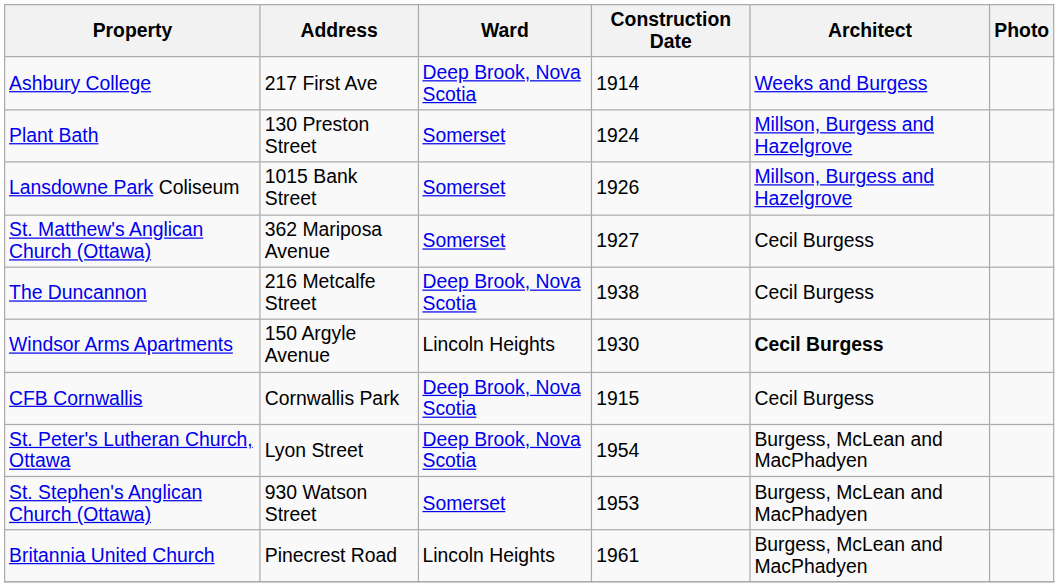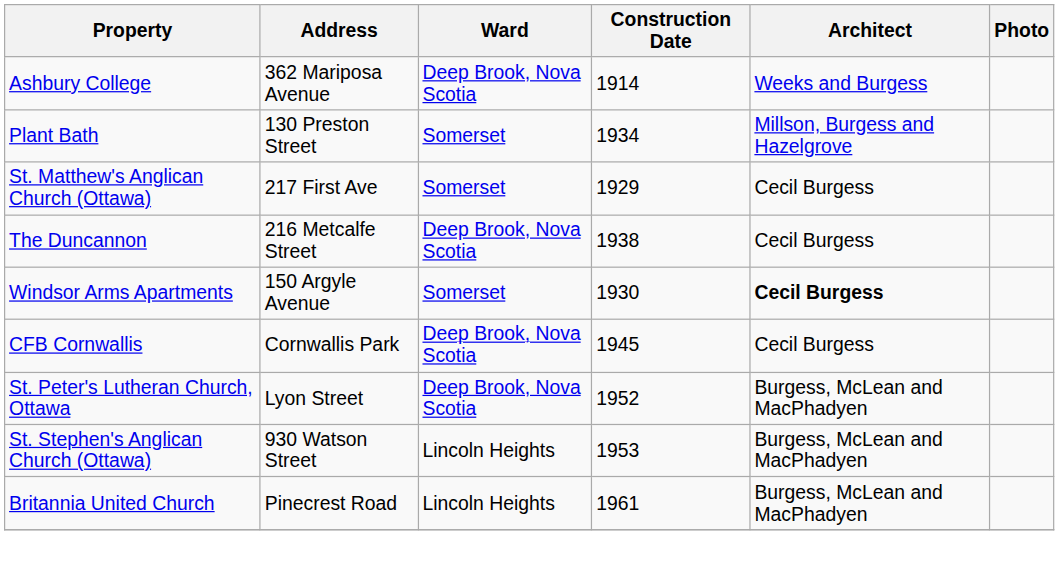(321, 83) 217 First Ave -> (323, 83) 362 Mariposa Avenue
(618, 135) 1924 -> (618, 135) 1934
- row: (124, 188)
(323, 240) 362 Mariposa Avenue -> (321, 188) 217 First Ave
(618, 240) 1927 -> (618, 188) 1929
(489, 345) Lincoln Heights -> (464, 293) Somerset
(618, 398) 1915 -> (618, 345) 1945
(618, 450) 1954 -> (618, 398) 1952
(464, 503) Somerset -> (489, 450) Lincoln Heights
